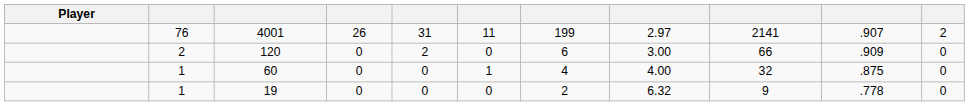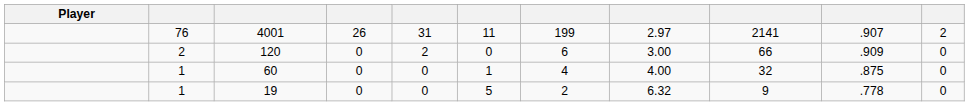(489, 91) 0 -> (489, 91) 5
